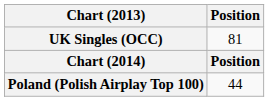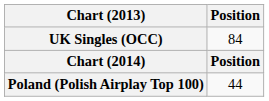(235, 38) 81 -> (235, 38) 84
